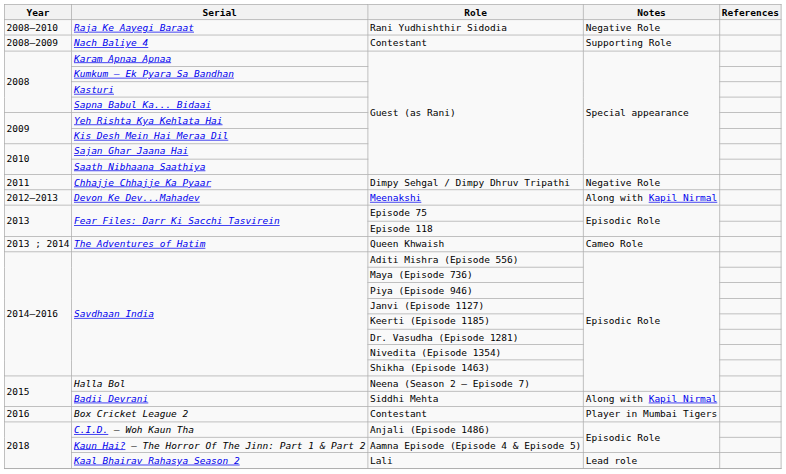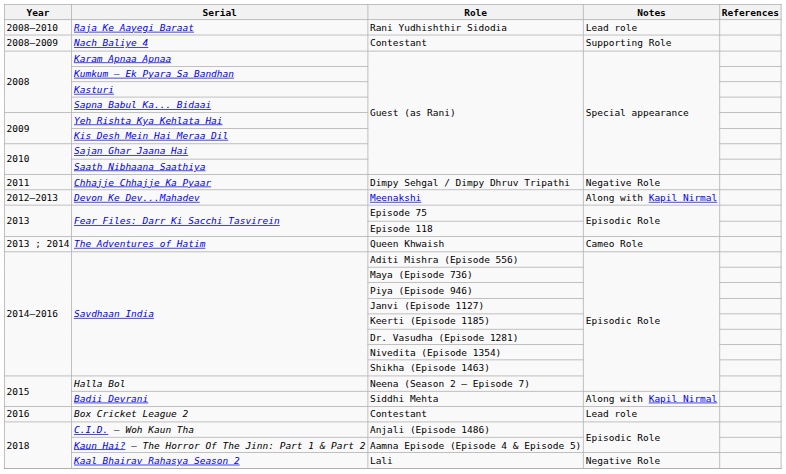(623, 28) Negative Role -> (612, 28) Lead role
(652, 414) Player in Mumbai Tigers -> (612, 414) Lead role
(612, 461) Lead role -> (623, 461) Negative Role
